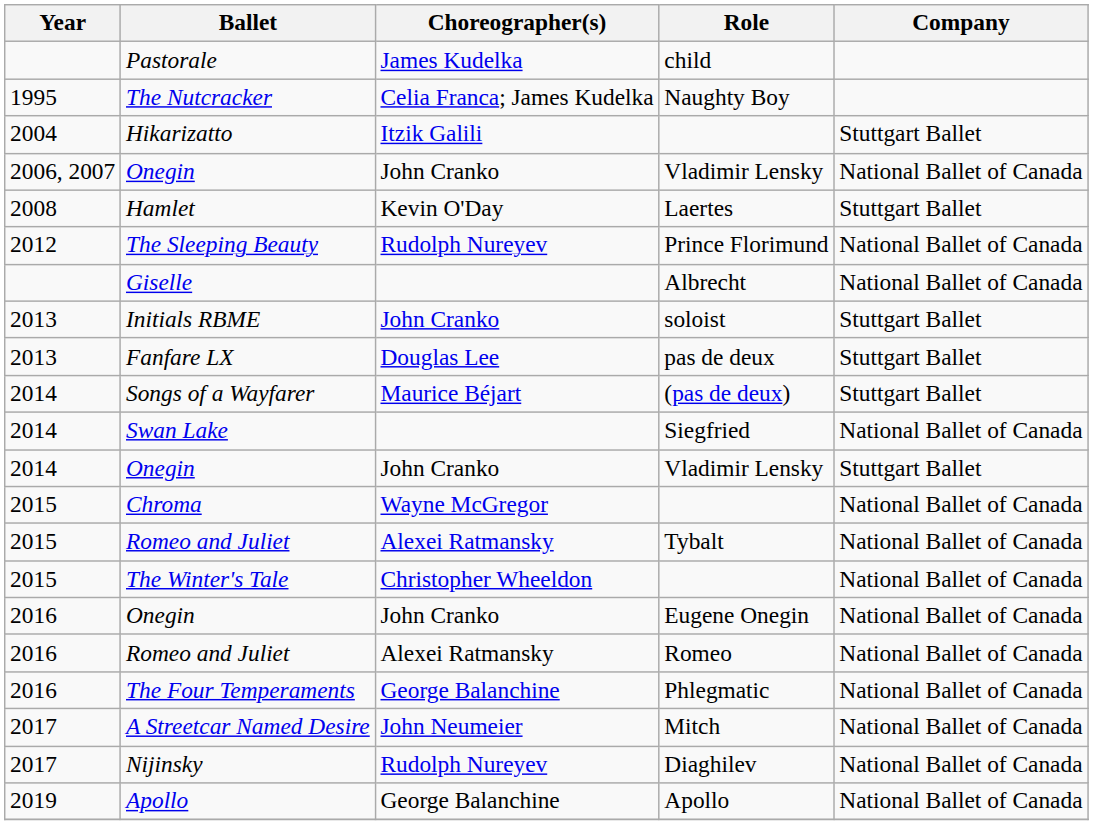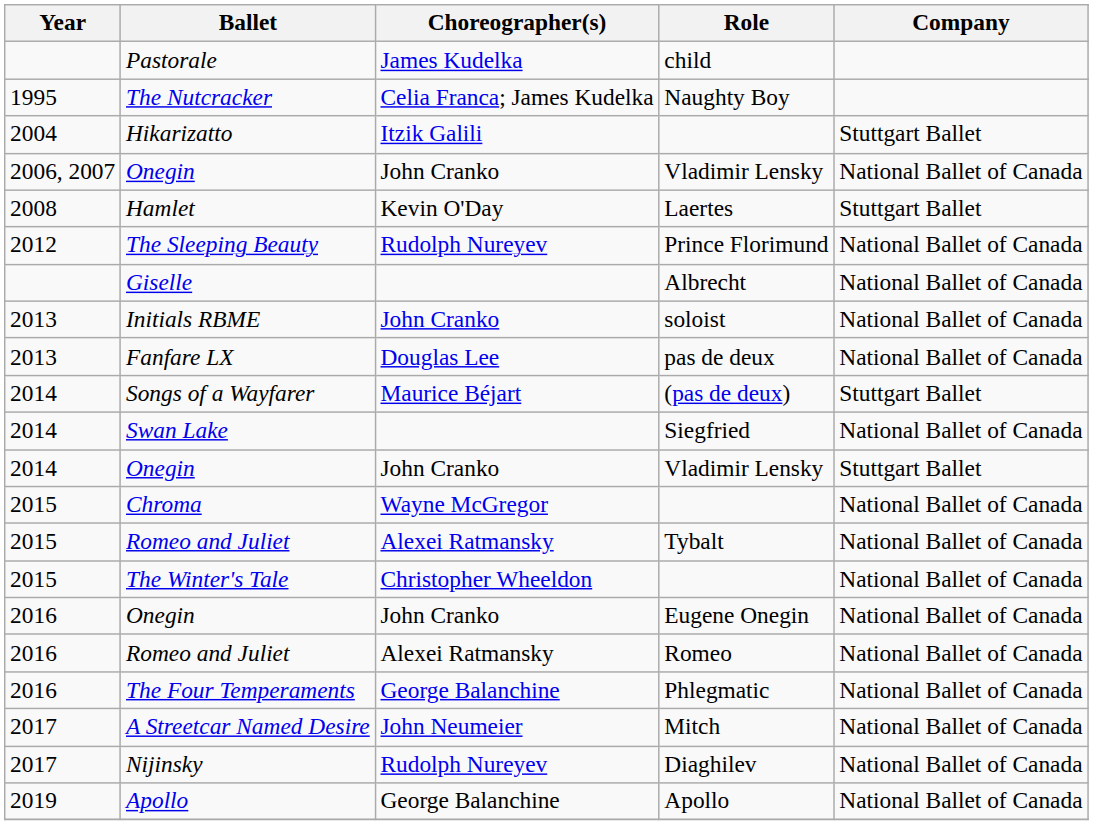(910, 319) Stuttgart Ballet -> (961, 319) National Ballet of Canada
(910, 356) Stuttgart Ballet -> (961, 356) National Ballet of Canada
